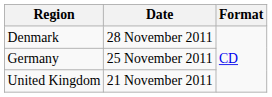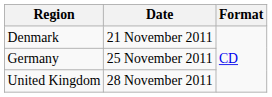(160, 37) 28 November 2011 -> (160, 37) 21 November 2011
(160, 80) 21 November 2011 -> (160, 80) 28 November 2011
